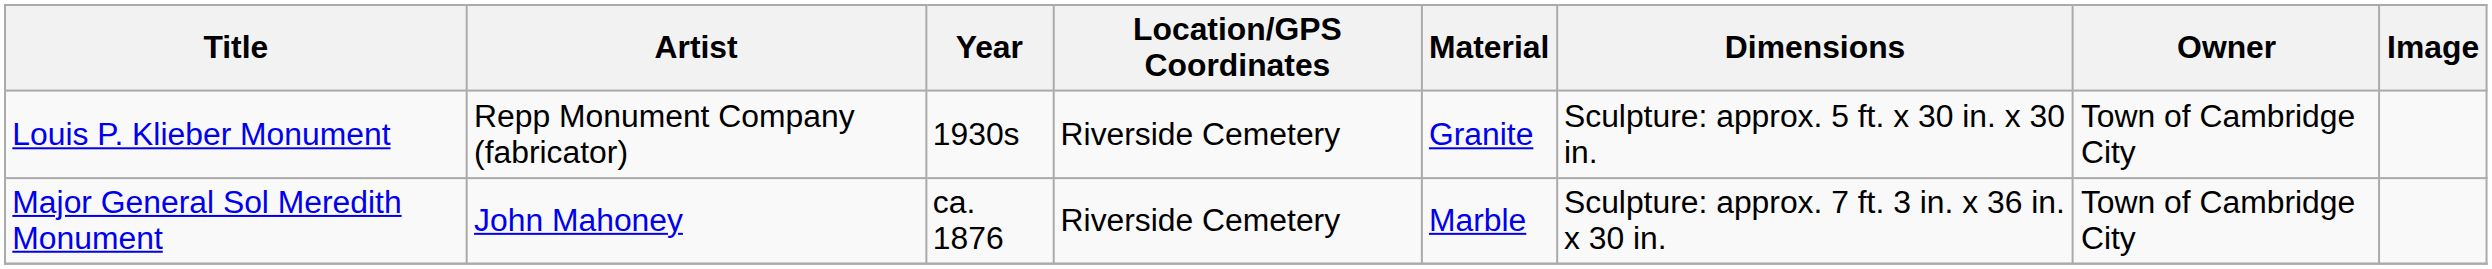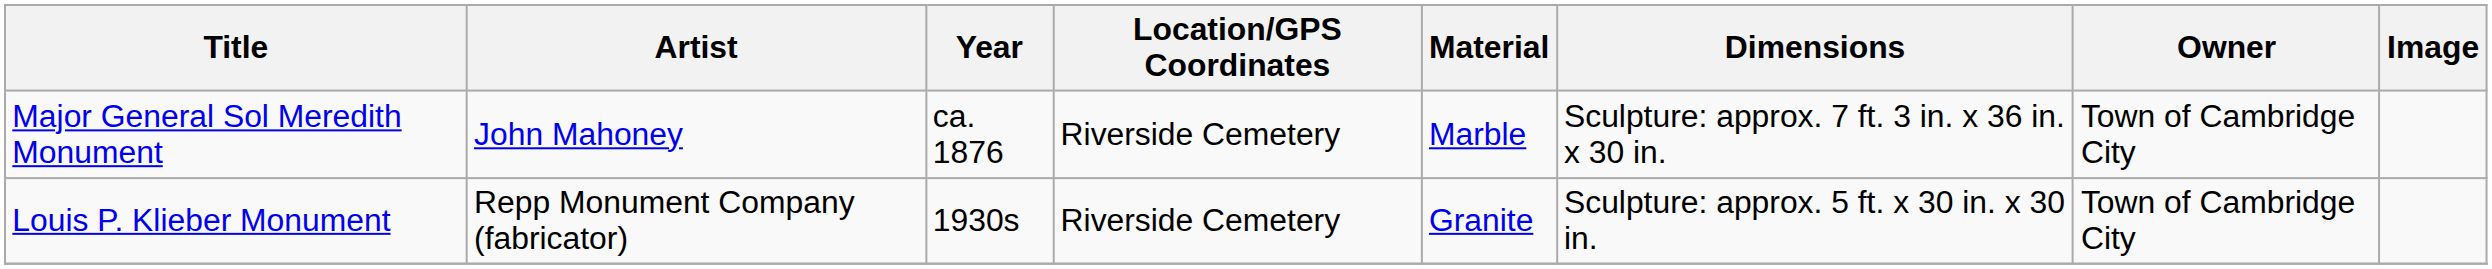rows swapped: (201, 133) <-> (207, 220)
